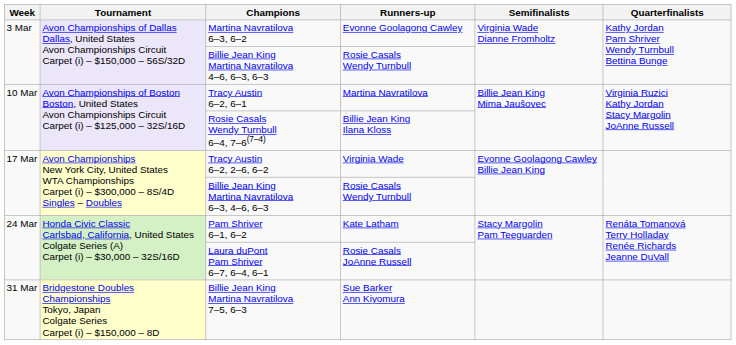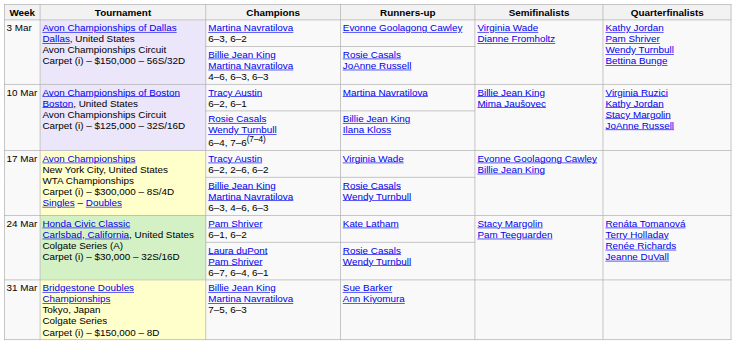(377, 60) Rosie Casals Wendy Turnbull -> (377, 60) Rosie Casals JoAnne Russell
(377, 255) Rosie Casals JoAnne Russell -> (377, 255) Rosie Casals Wendy Turnbull
